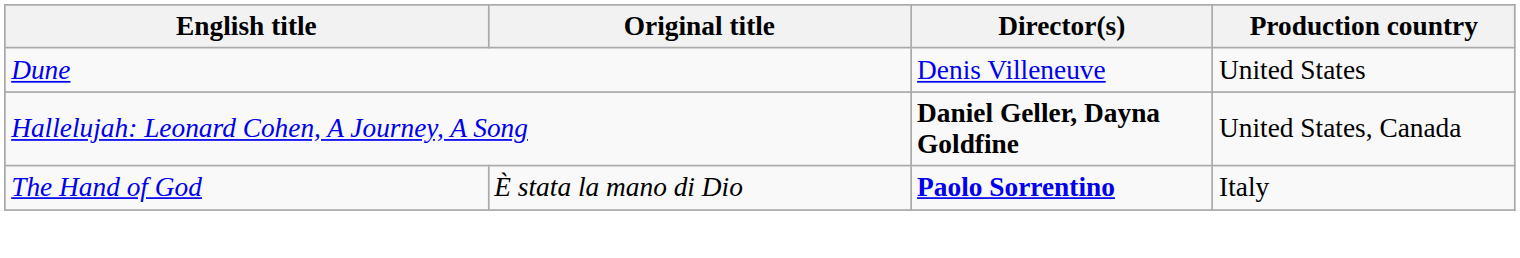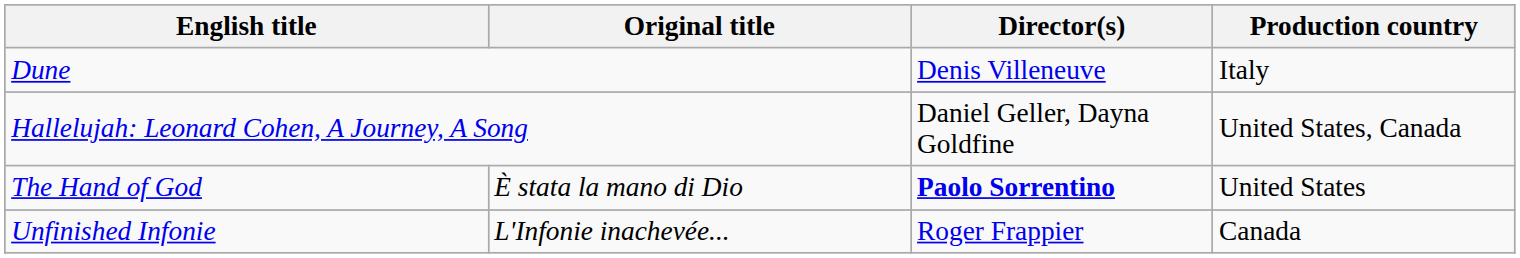(1292, 69) United States -> (1244, 69) Italy
(1039, 128) bold -> (1033, 128) normal
(1244, 187) Italy -> (1292, 187) United States
+ row: (113, 230)
